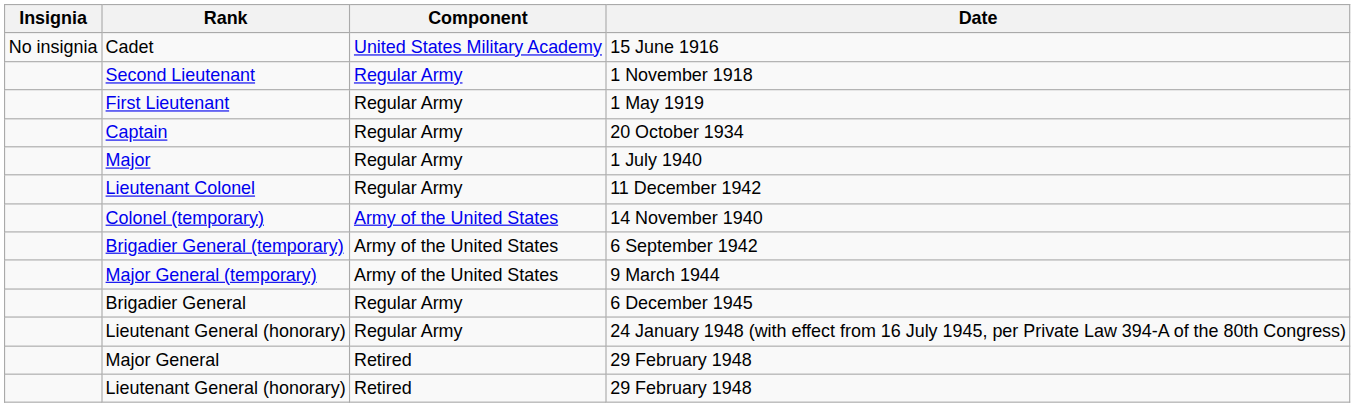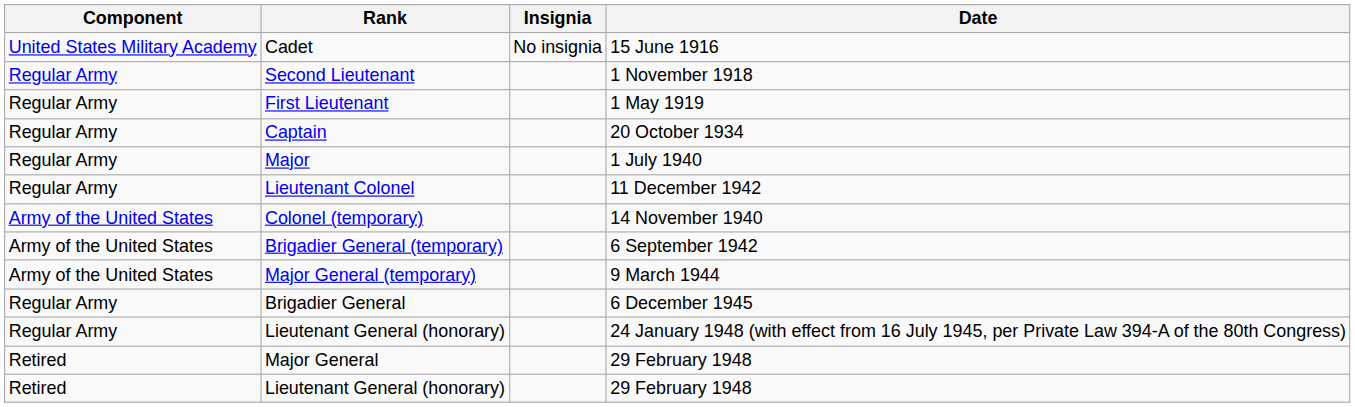columns swapped: (53, 18) <-> (478, 18)
